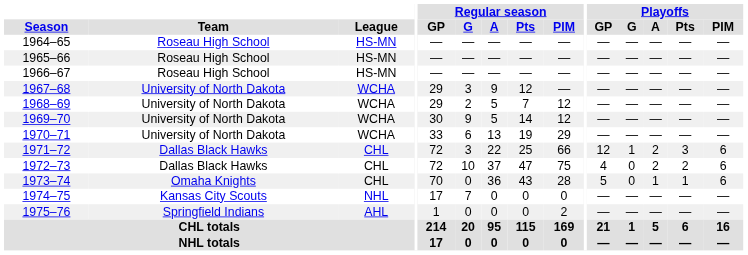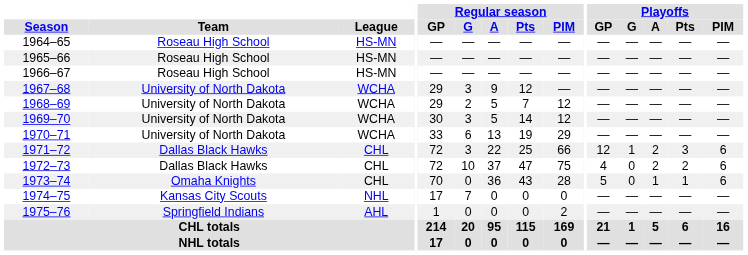(468, 119) 9 -> (468, 119) 3
